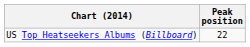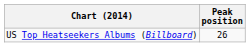(222, 35) 22 -> (222, 35) 26
